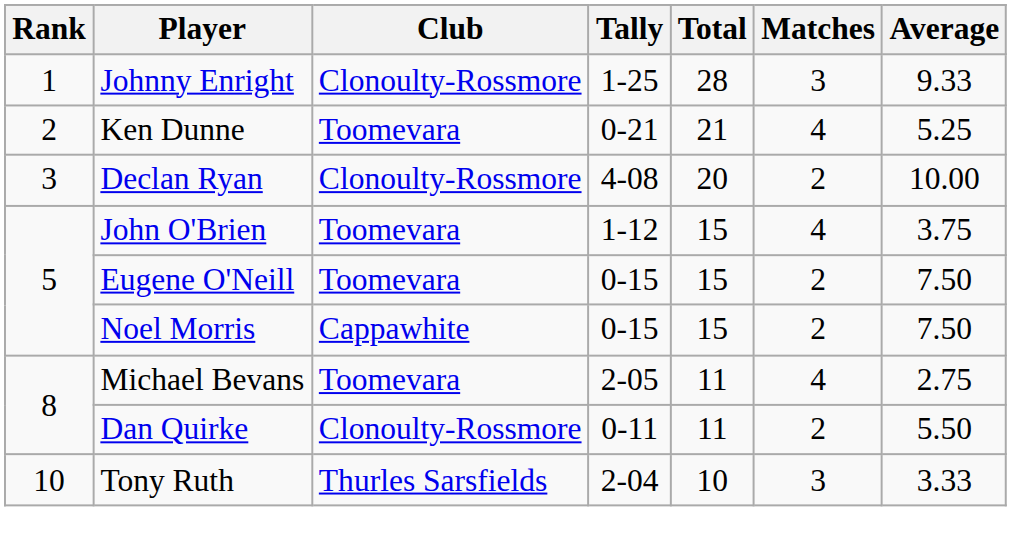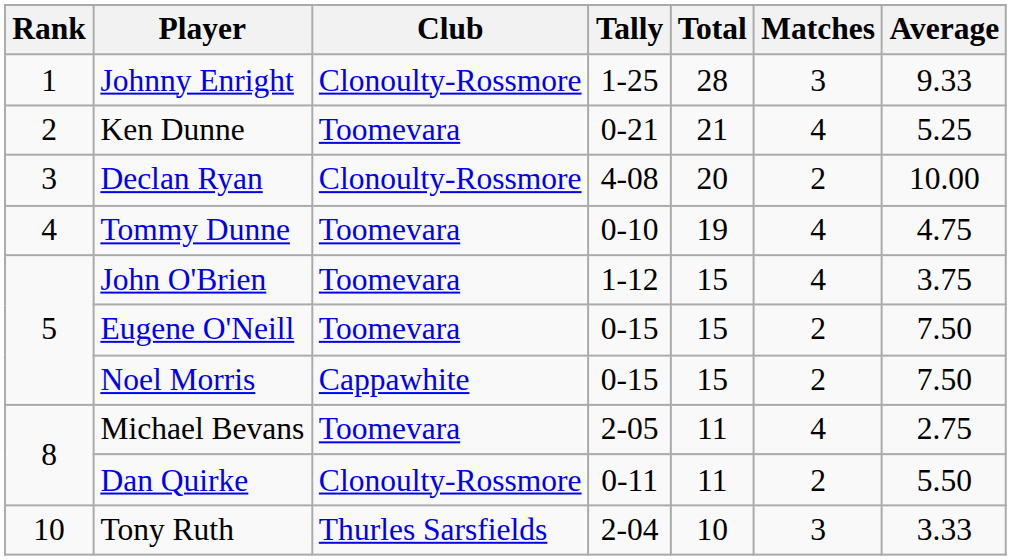+ row: (195, 229)
